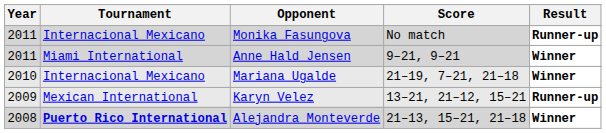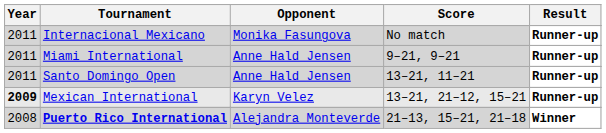(554, 56) Winner -> (565, 56) Runner-up
+ row: (430, 76)
- row: (452, 76)
(22, 97) normal -> (22, 97) bold
